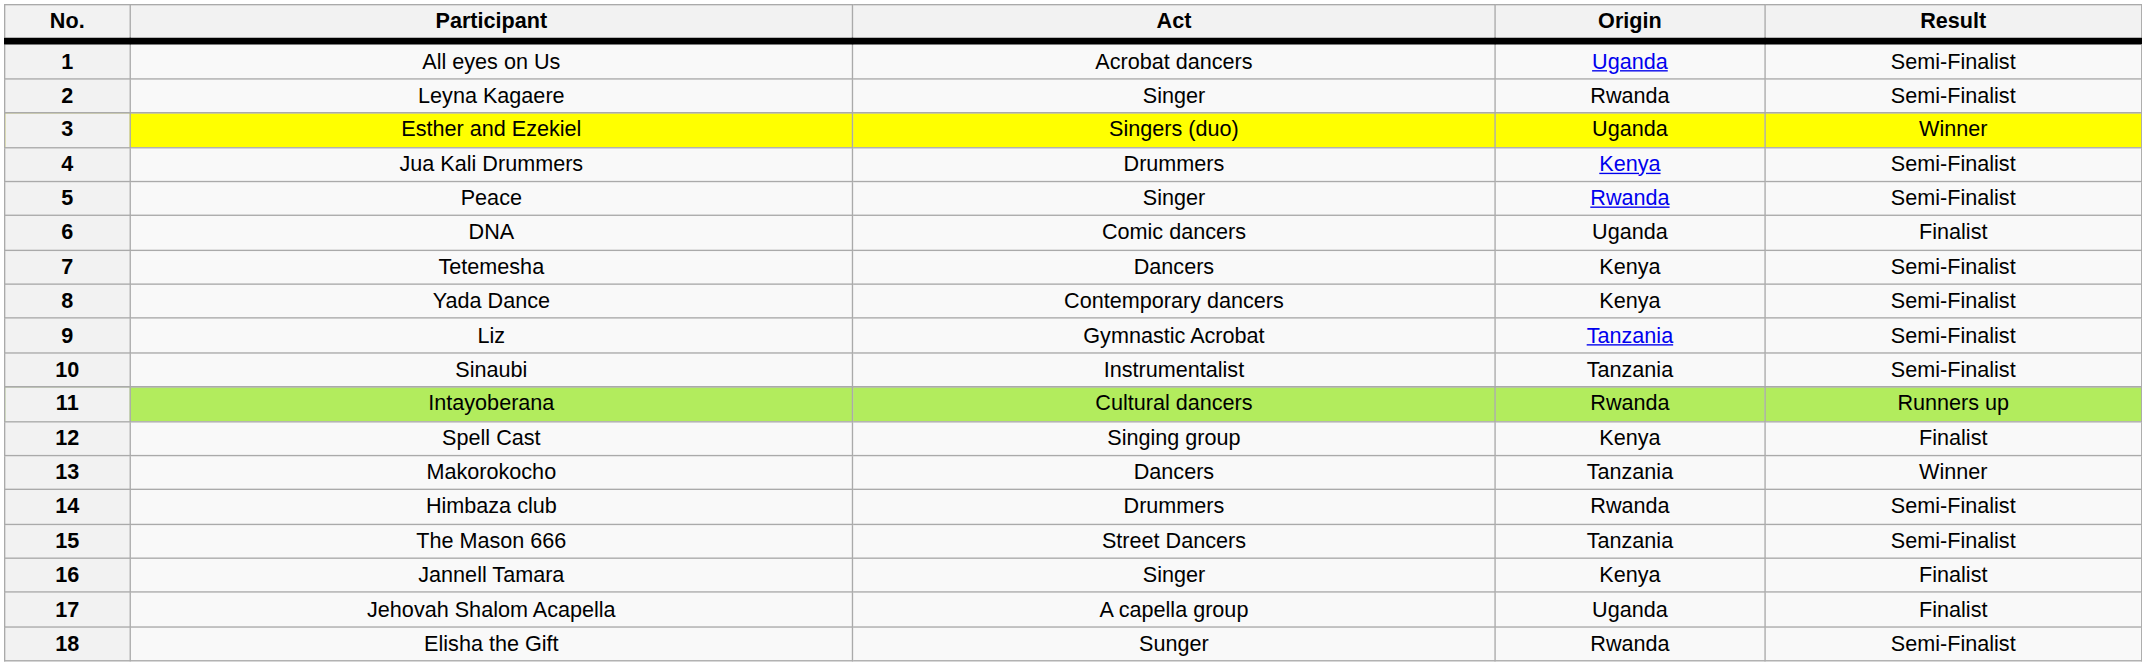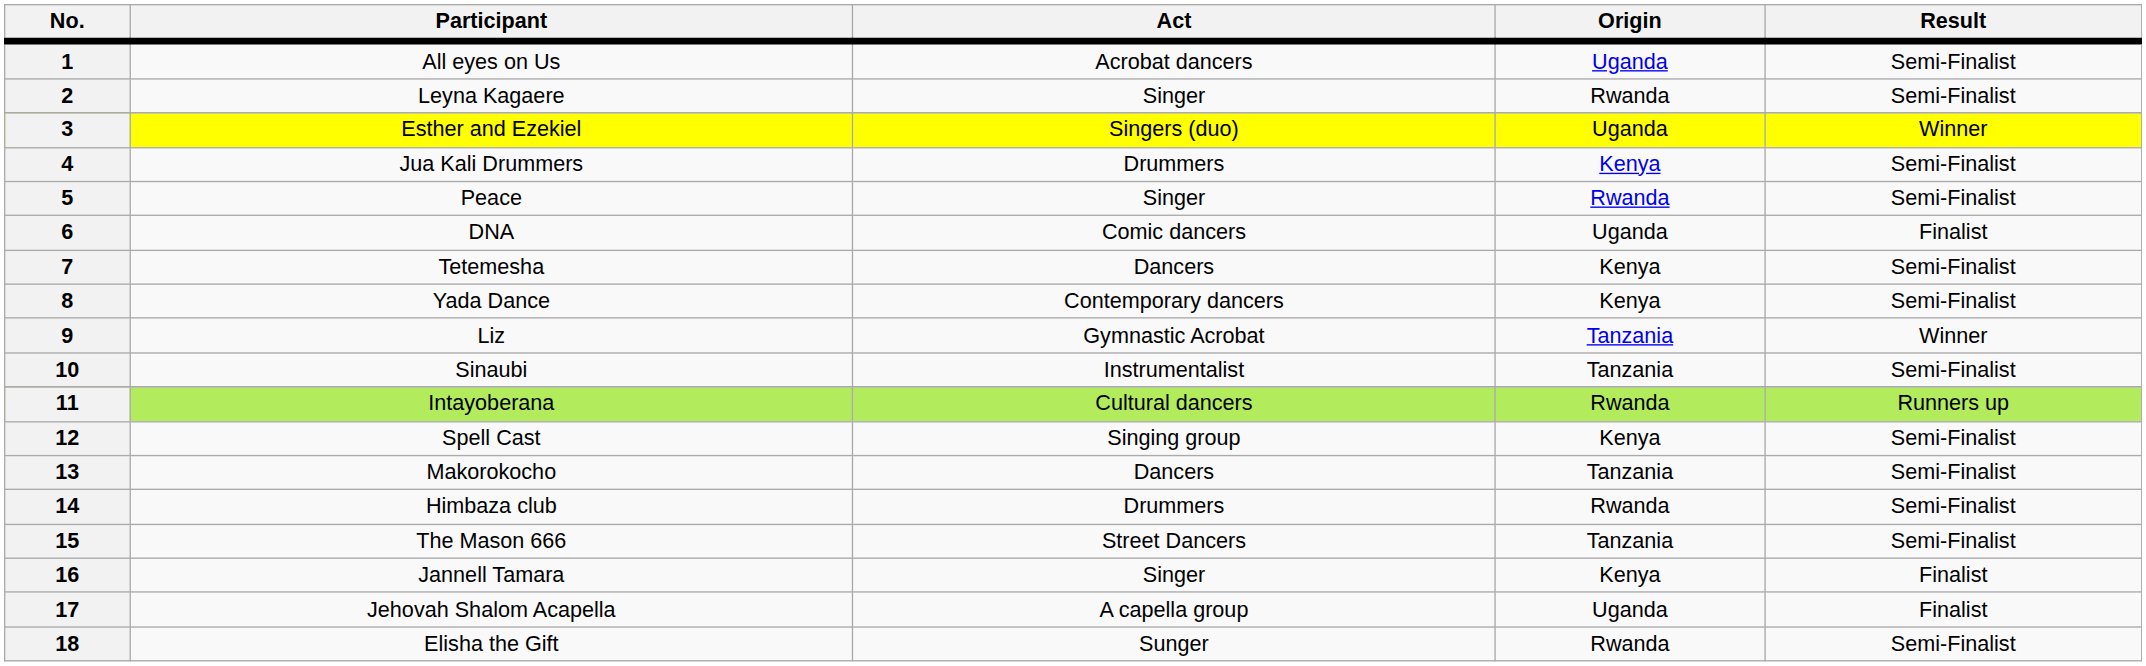(1953, 335) Semi-Finalist -> (1953, 335) Winner
(1953, 438) Finalist -> (1953, 438) Semi-Finalist
(1953, 472) Winner -> (1953, 472) Semi-Finalist
